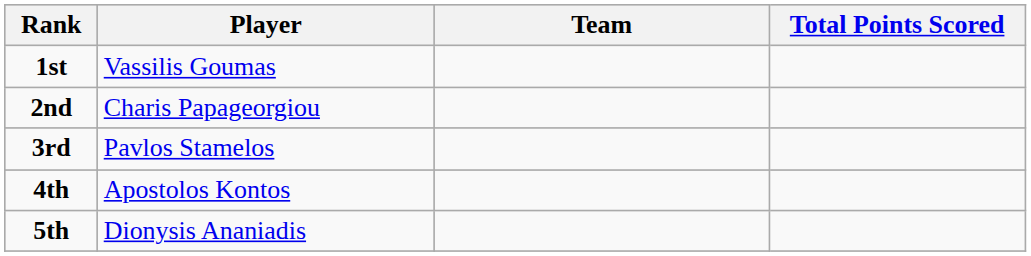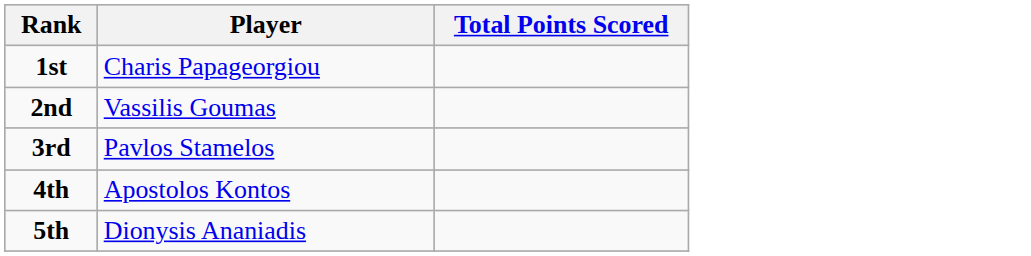- column: (602, 25)
(190, 66) Vassilis Goumas -> (212, 66) Charis Papageorgiou
(212, 107) Charis Papageorgiou -> (190, 107) Vassilis Goumas
